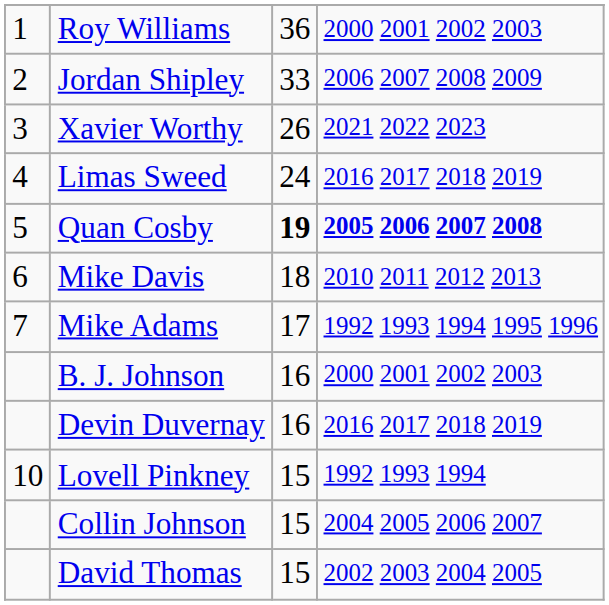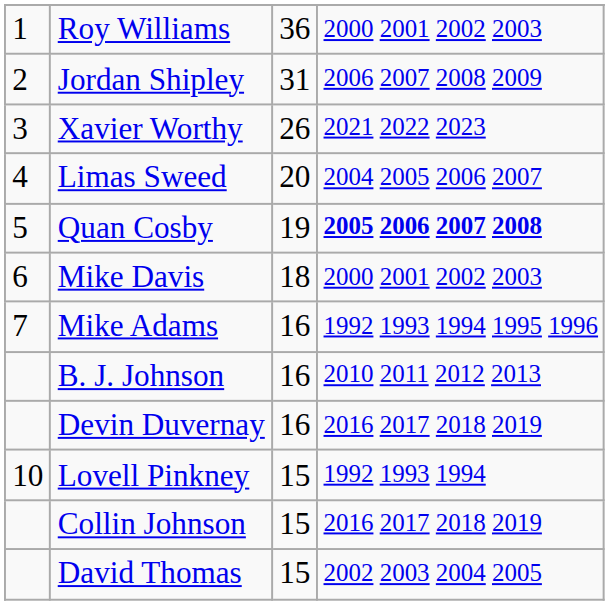(295, 78) 33 -> (295, 78) 31
(295, 177) 24 -> (295, 177) 20
(433, 177) 2016 2017 2018 2019 -> (433, 177) 2004 2005 2006 2007
(295, 227) bold -> (295, 227) normal
(432, 276) 2010 2011 2012 2013 -> (433, 276) 2000 2001 2002 2003
(295, 326) 17 -> (295, 326) 16
(433, 375) 2000 2001 2002 2003 -> (432, 375) 2010 2011 2012 2013
(433, 524) 2004 2005 2006 2007 -> (433, 524) 2016 2017 2018 2019
